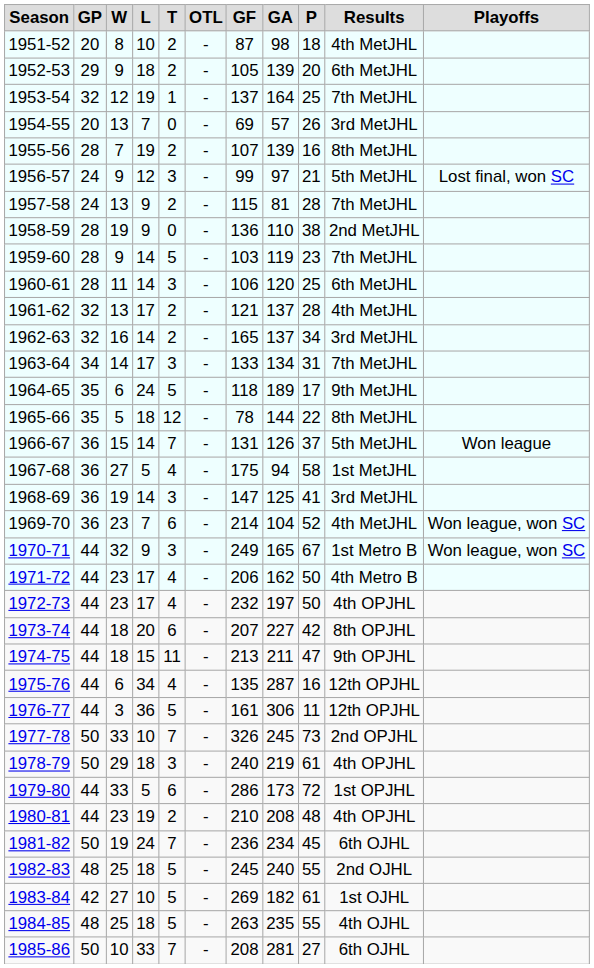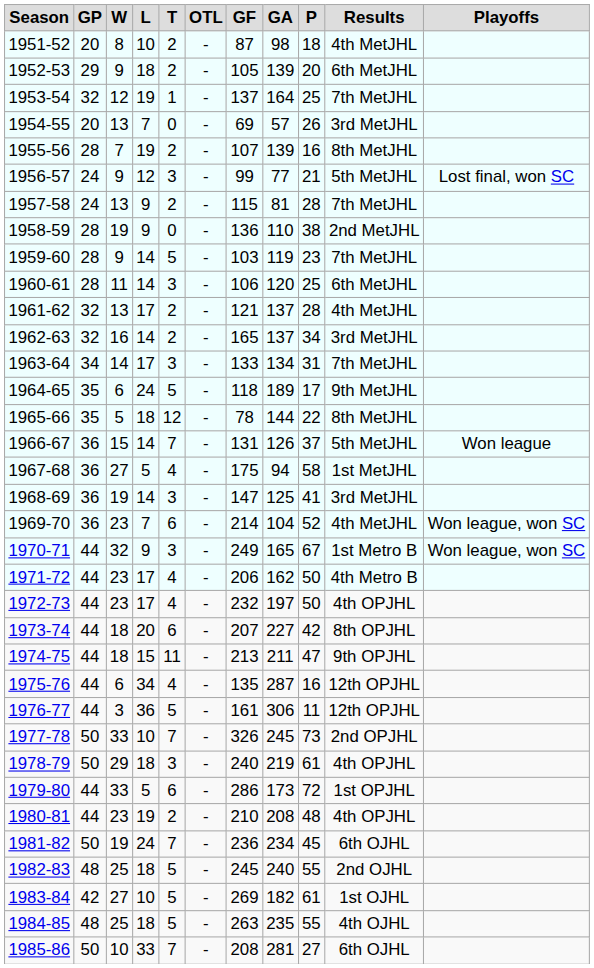(280, 177) 97 -> (280, 177) 77
